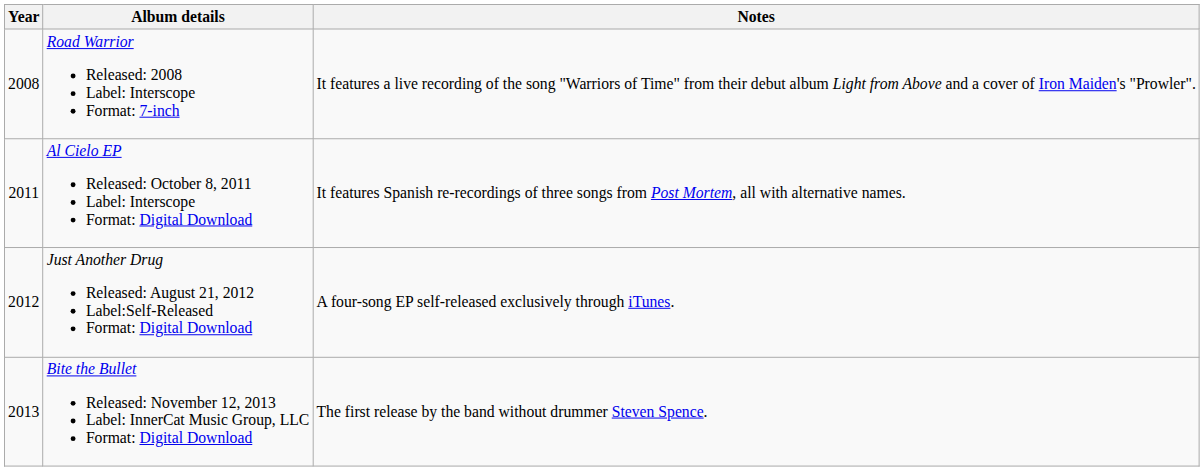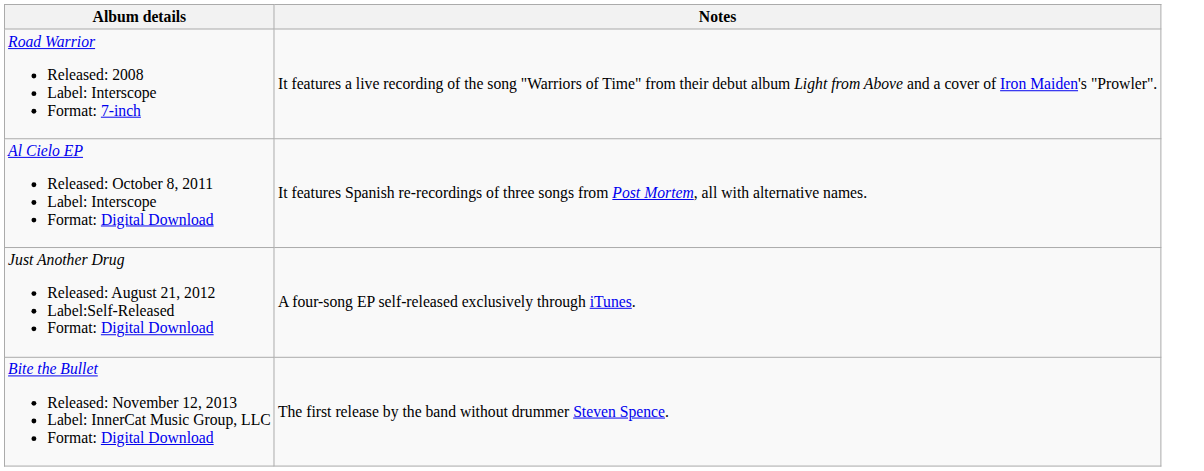- column: (24, 16)
